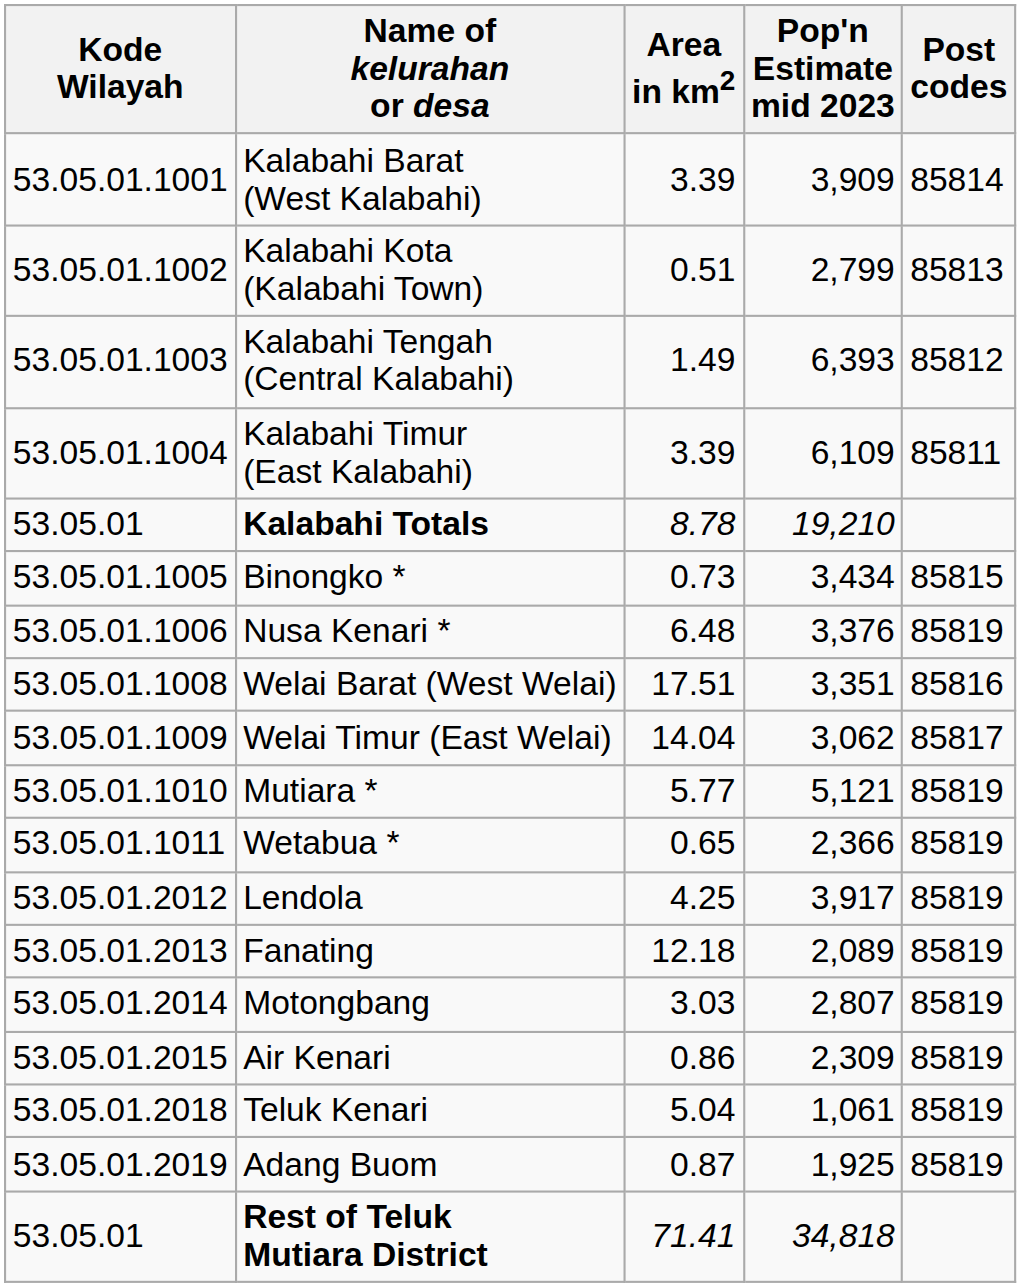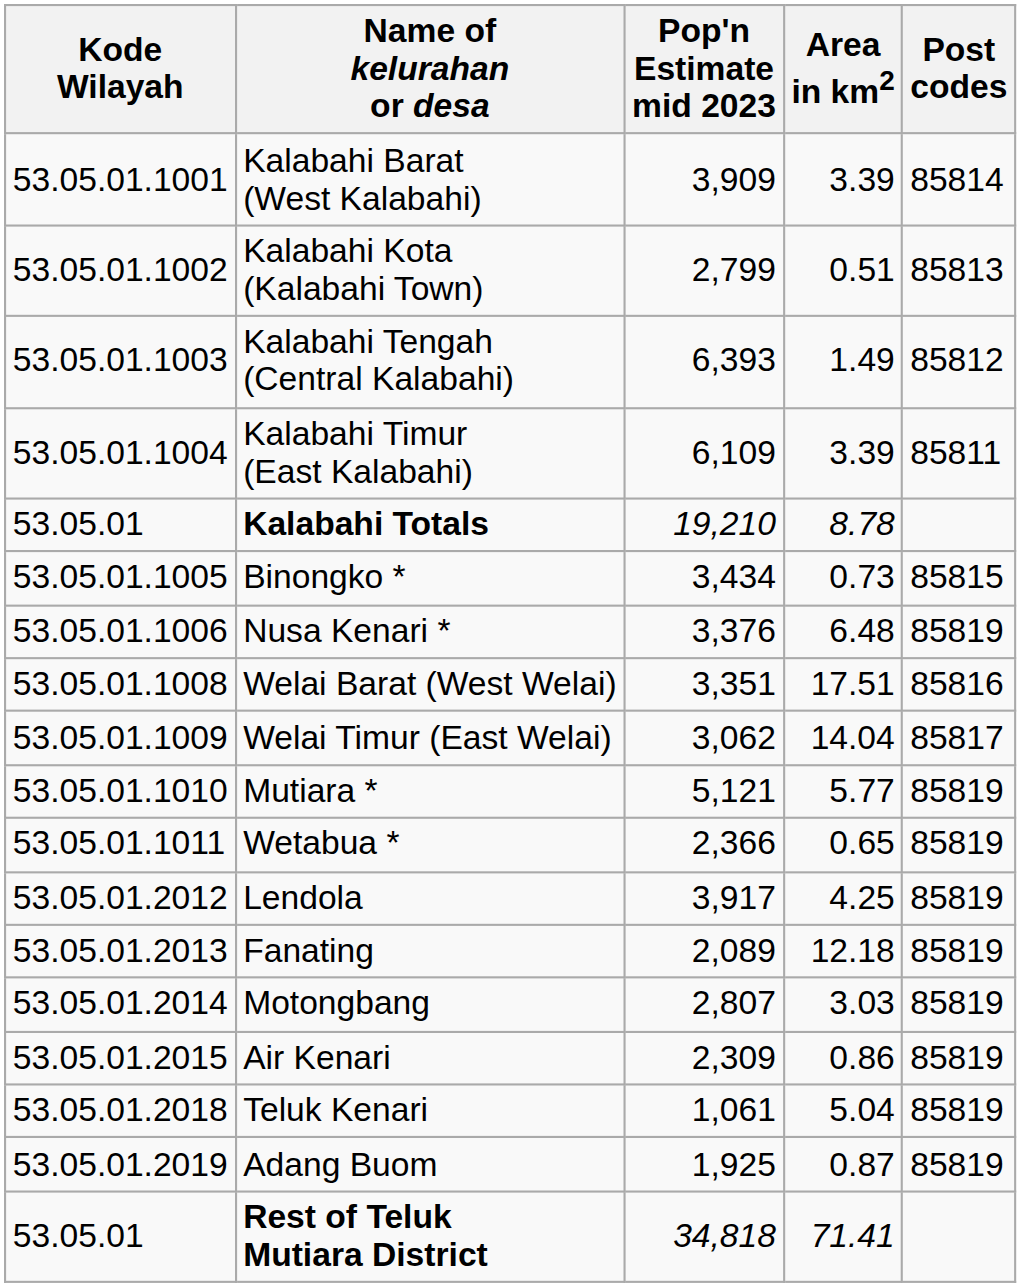columns swapped: (684, 68) <-> (823, 68)
